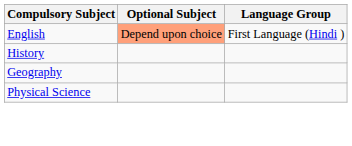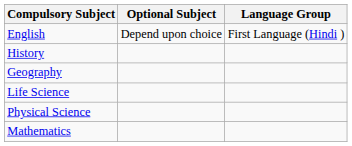(171, 33) lightsalmon background -> (171, 33) no background
+ row: (38, 92)
+ row: (39, 131)
